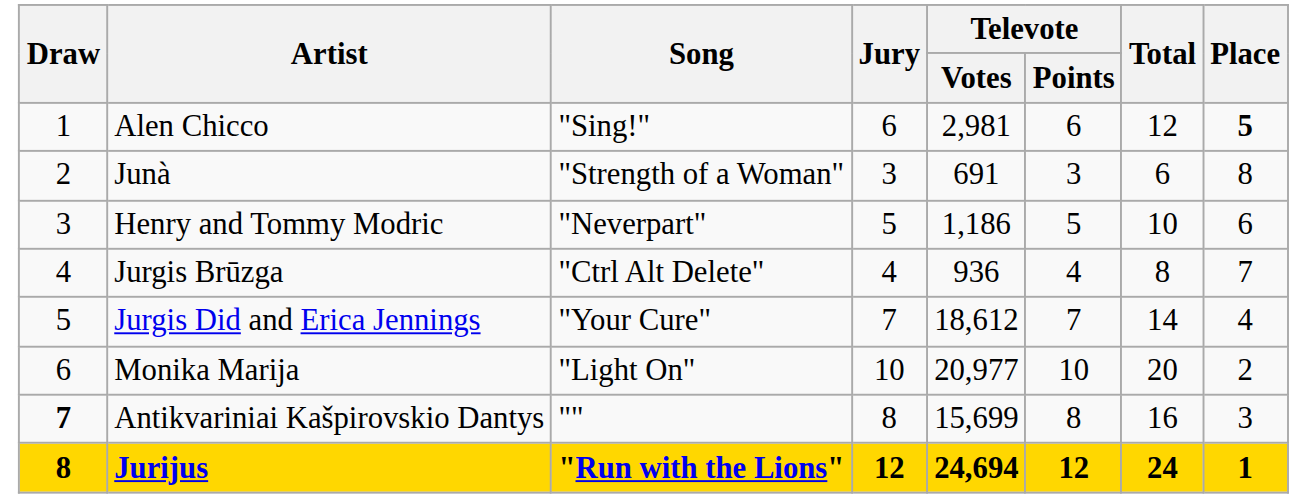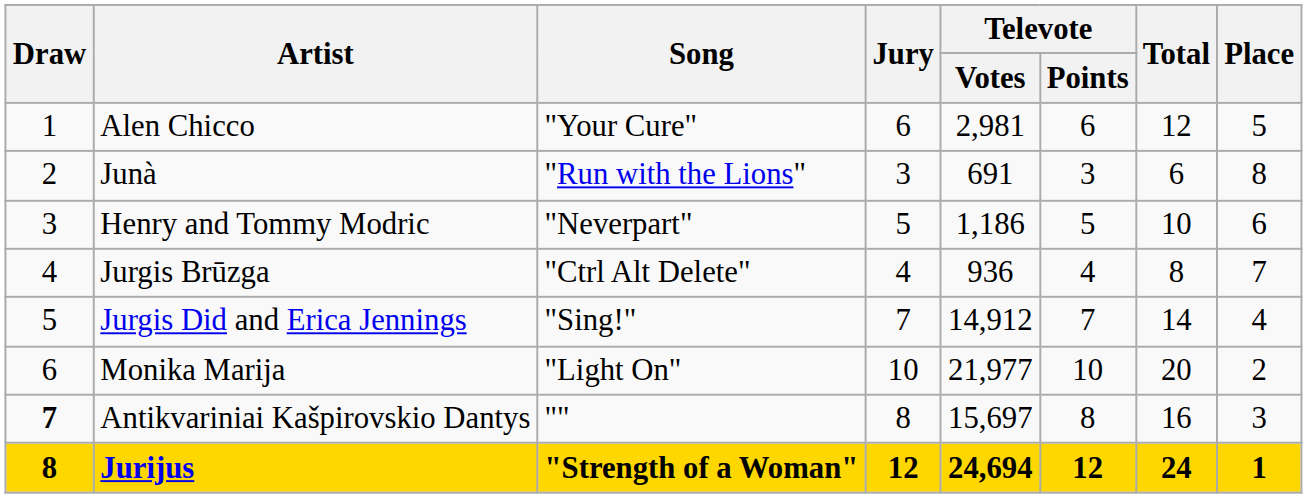(604, 126) "Sing!" -> (621, 126) "Your Cure"
(1245, 126) bold -> (1259, 126) normal
(701, 175) "Strength of a Woman" -> (675, 175) "Run with the Lions"
(635, 321) "Your Cure" -> (590, 321) "Sing!"
(976, 321) 18,612 -> (990, 321) 14,912
(976, 369) 20,977 -> (990, 369) 21,977
(976, 418) 15,699 -> (990, 418) 15,697
(701, 467) "Run with the Lions" -> (701, 467) "Strength of a Woman"
